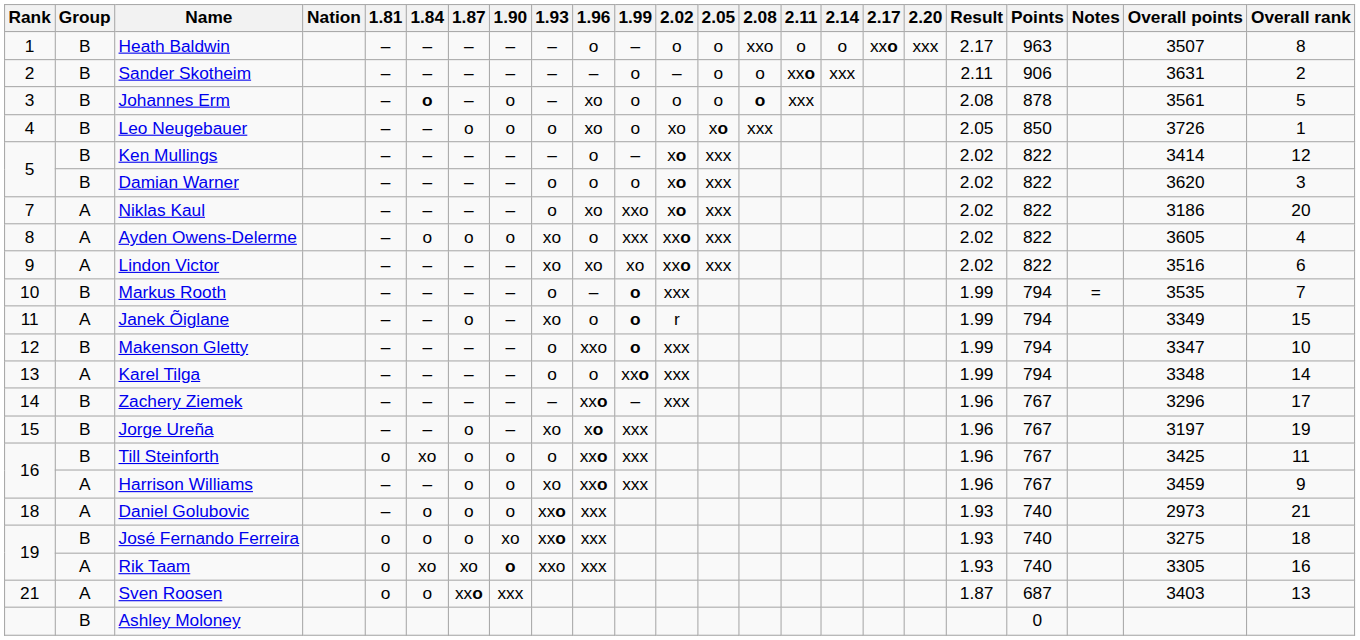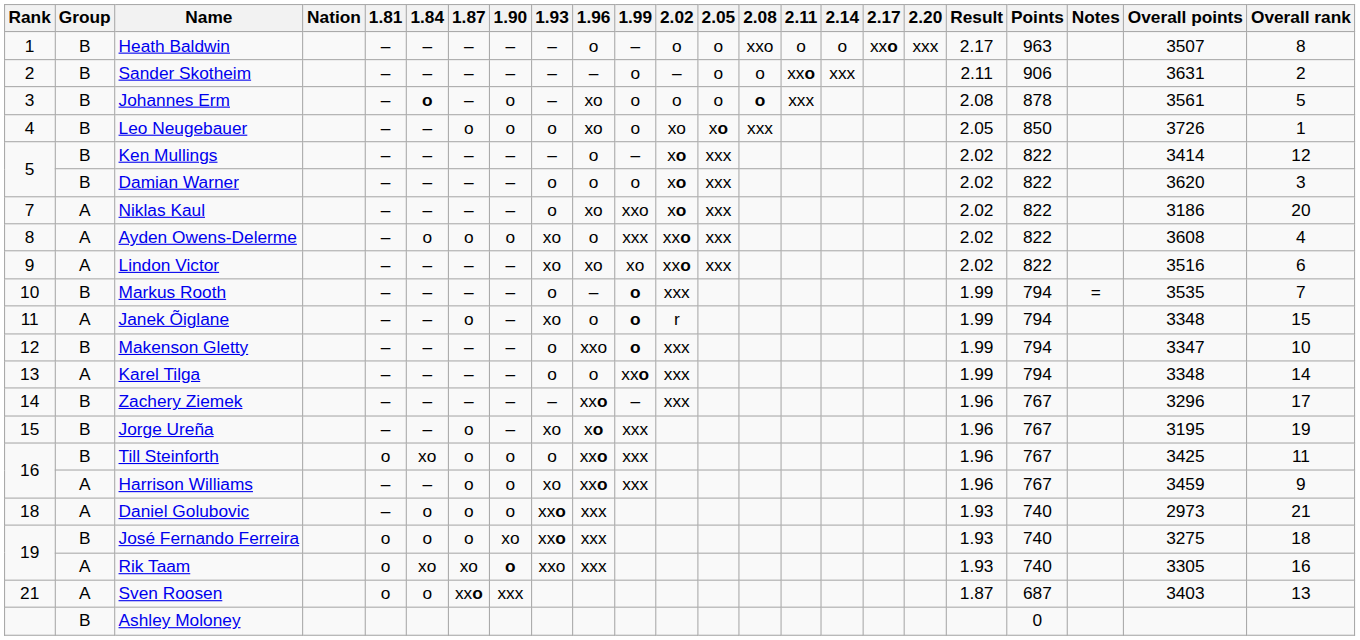(1185, 237) 3605 -> (1185, 237) 3608
(1185, 319) 3349 -> (1185, 319) 3348
(1185, 429) 3197 -> (1185, 429) 3195
